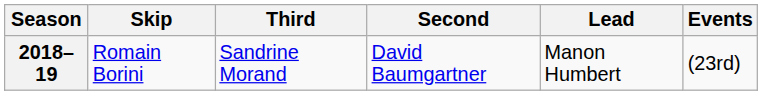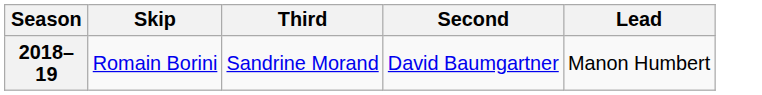- column: (720, 20)
